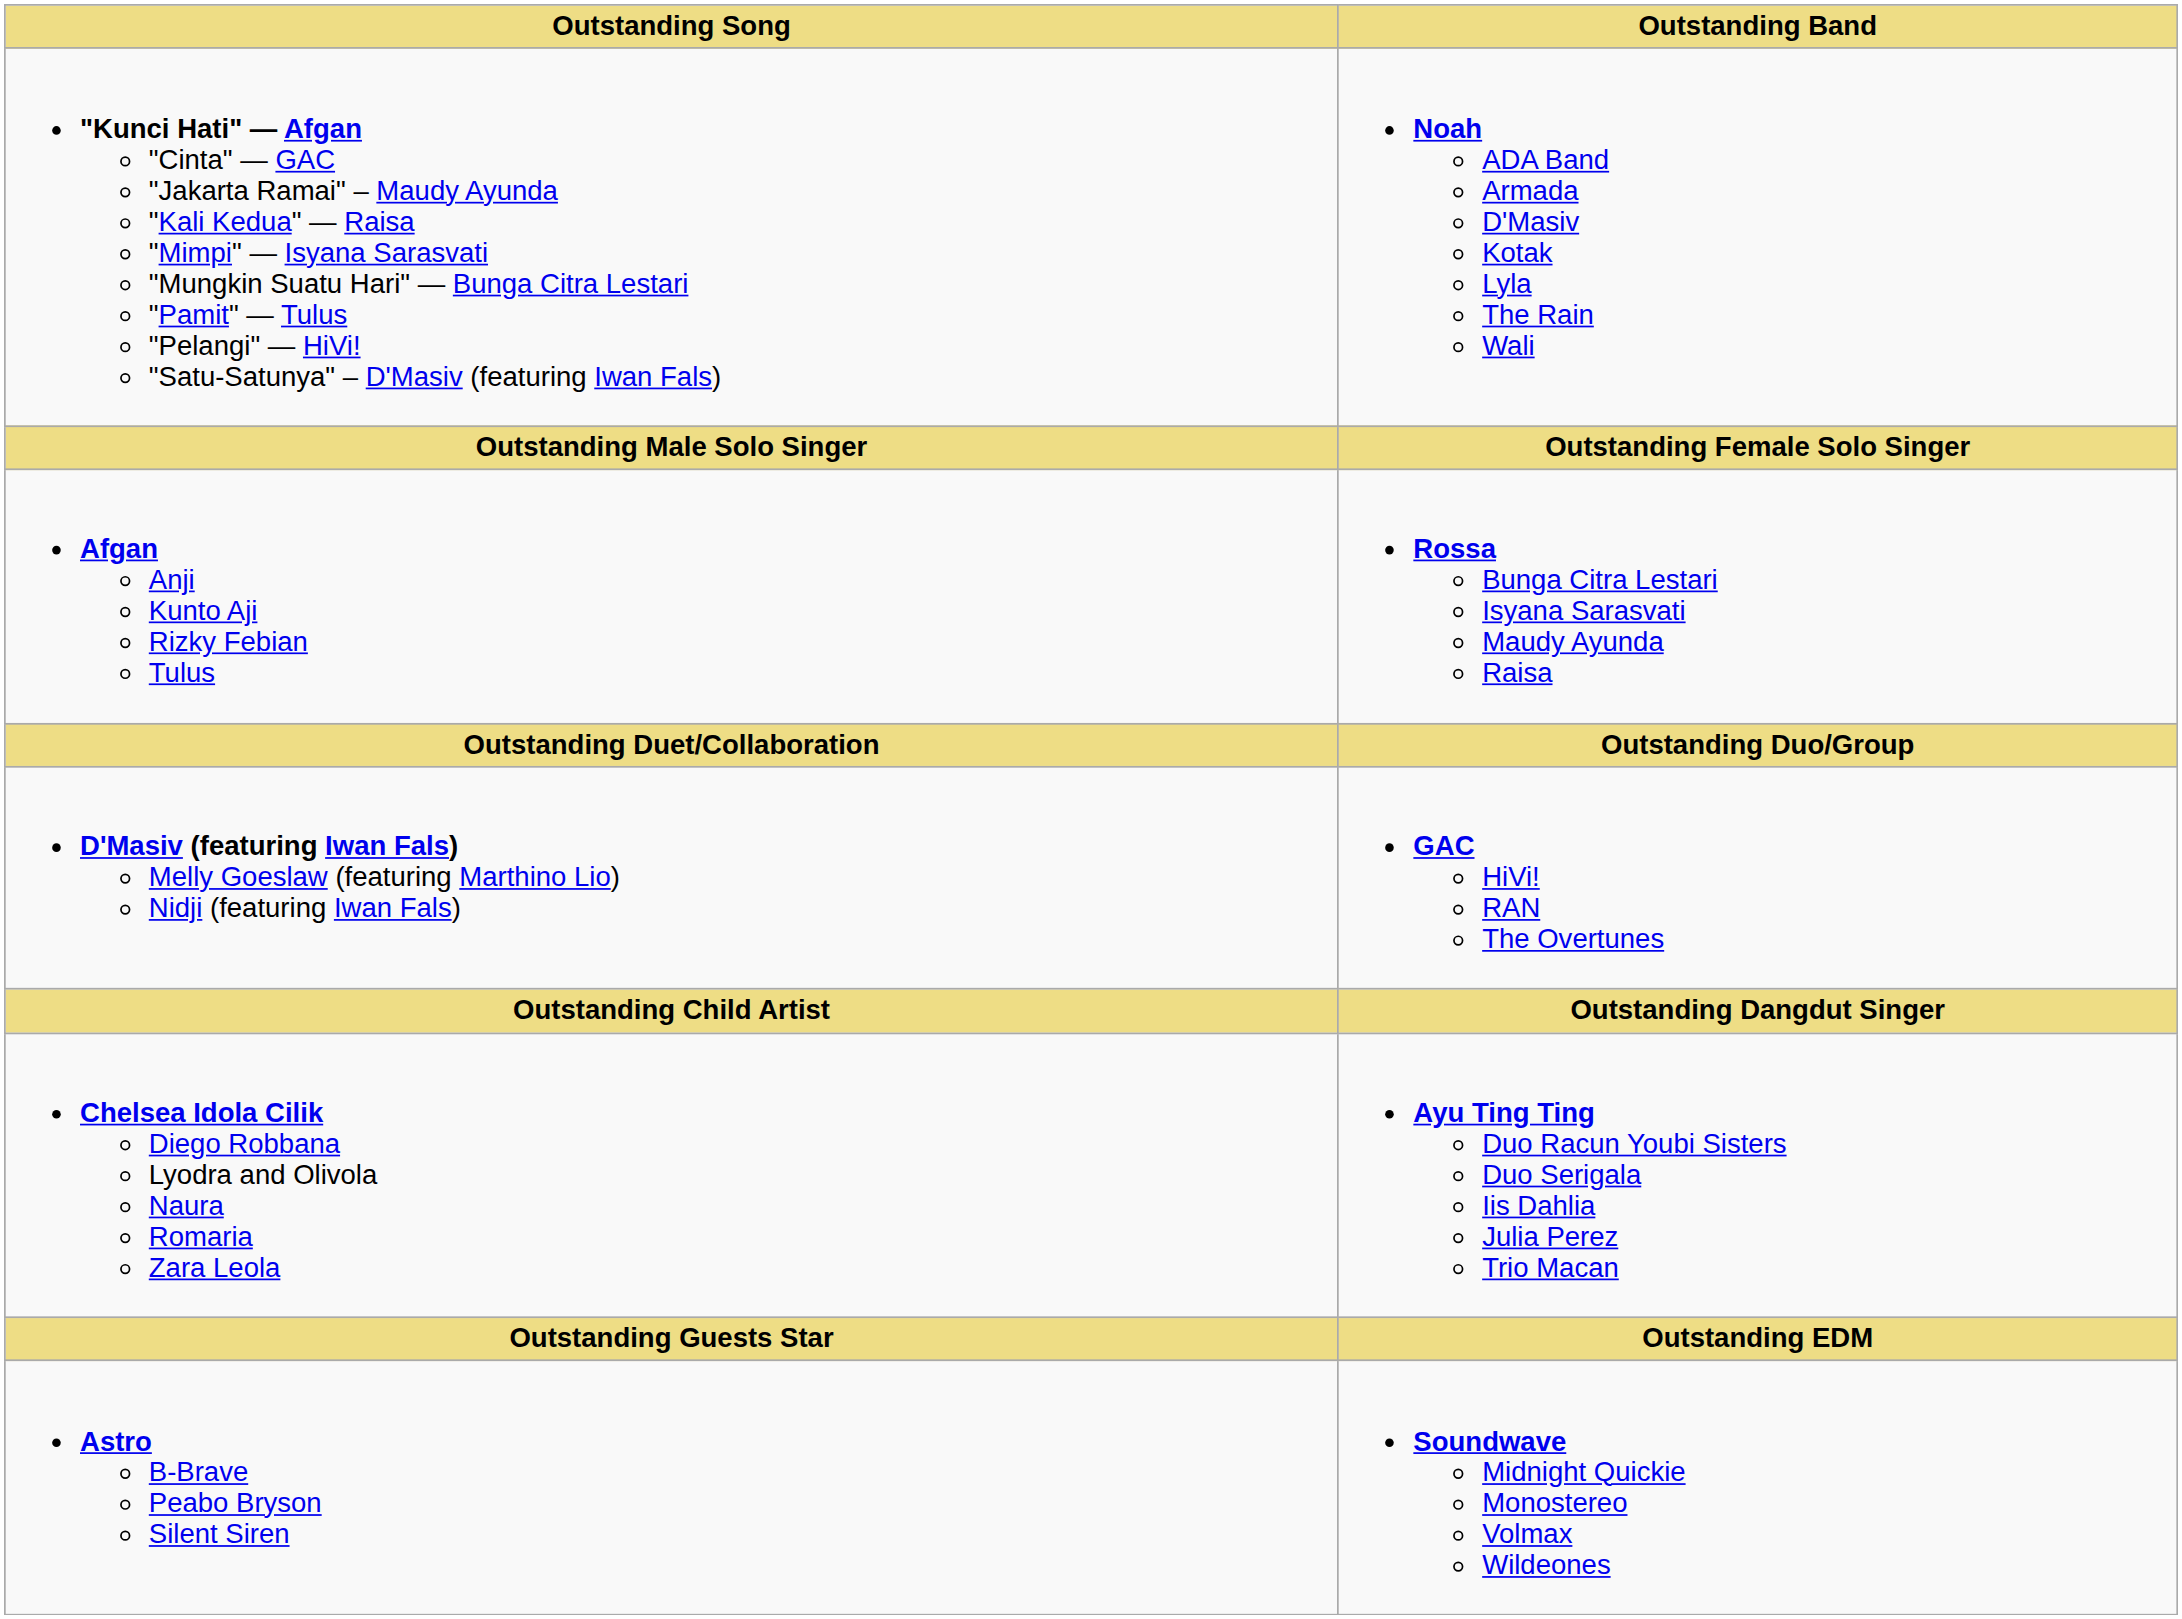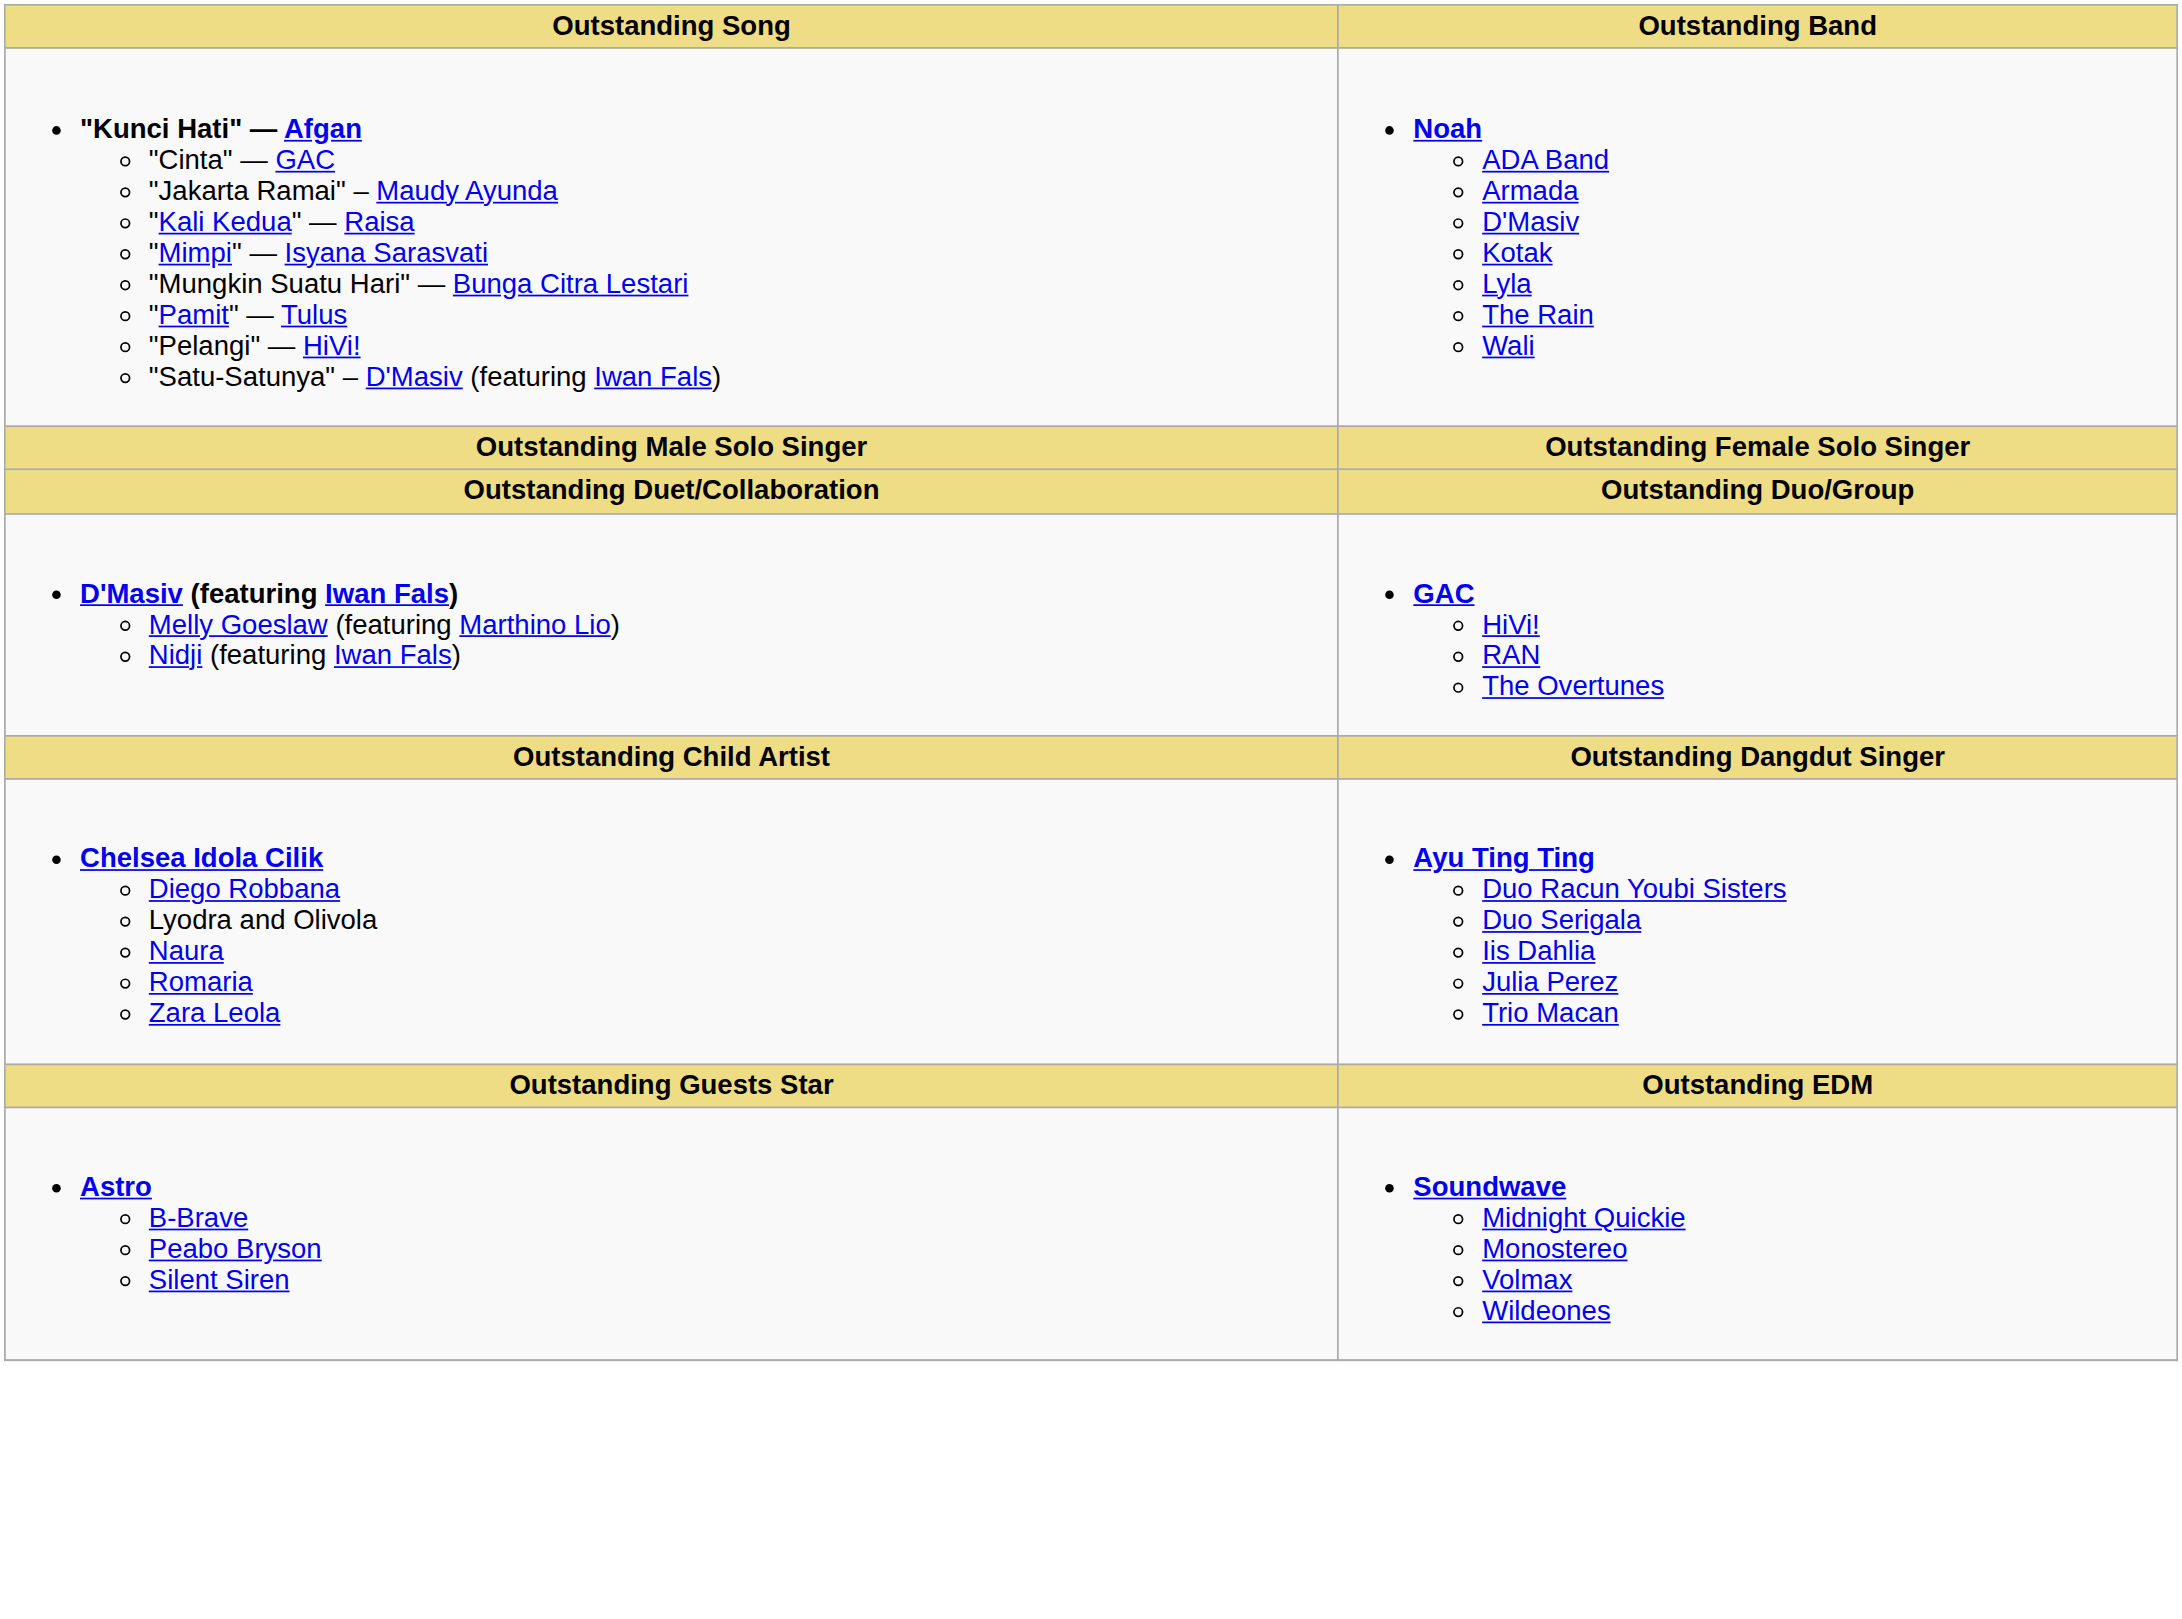- row: (672, 612)
